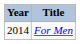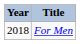(18, 30) 2014 -> (18, 30) 2018
